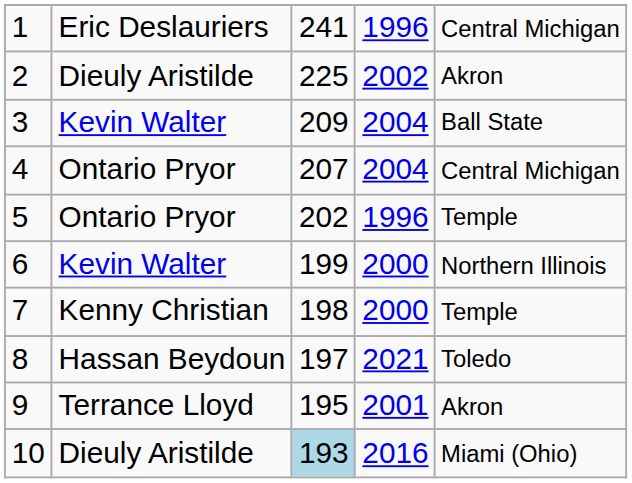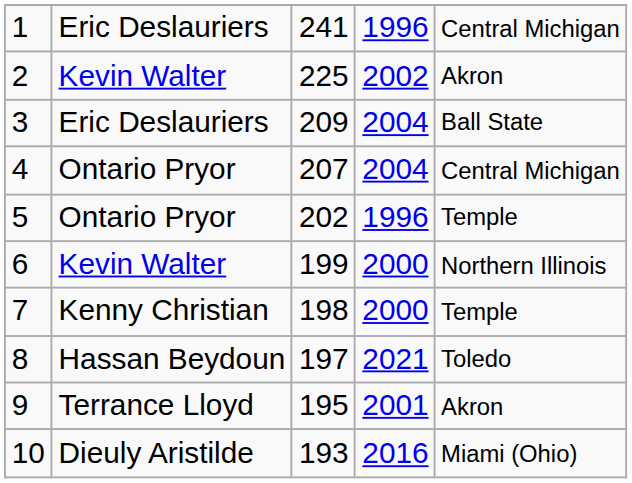(156, 75) Dieuly Aristilde -> (142, 75) Kevin Walter
(142, 122) Kevin Walter -> (164, 122) Eric Deslauriers
(324, 452) lightblue background -> (324, 452) no background
